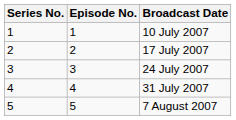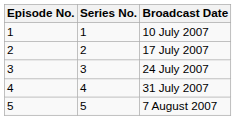columns swapped: (103, 13) <-> (36, 13)
